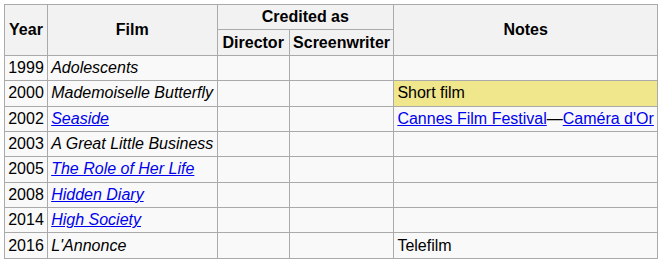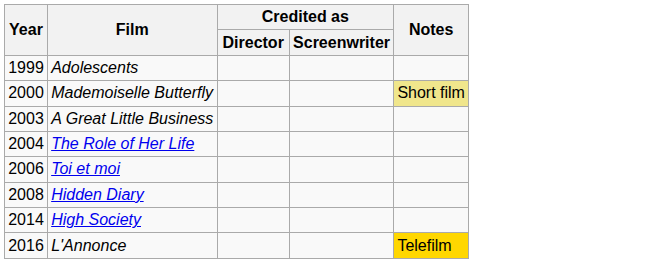- row: (80, 118)
(26, 169) 2005 -> (26, 144) 2004
+ row: (86, 169)
(424, 245) no background -> (424, 245) gold background
